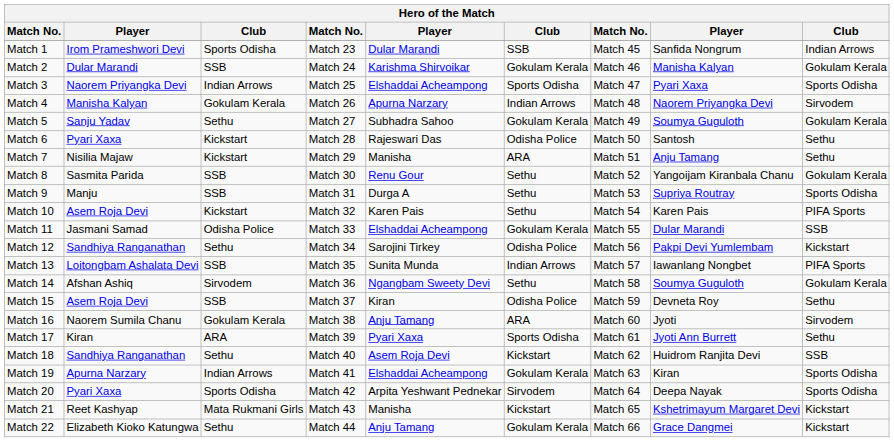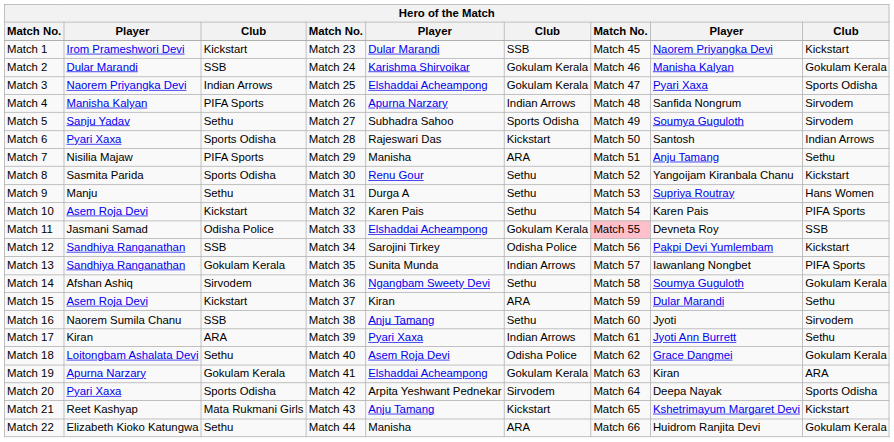(240, 49) Sports Odisha -> (225, 49) Kickstart
(697, 49) Sanfida Nongrum -> (713, 49) Naorem Priyangka Devi
(840, 49) Indian Arrows -> (827, 49) Kickstart
(543, 85) Sports Odisha -> (547, 85) Gokulam Kerala
(244, 103) Gokulam Kerala -> (234, 103) PIFA Sports
(713, 103) Naorem Priyangka Devi -> (697, 103) Sanfida Nongrum
(547, 121) Gokulam Kerala -> (543, 121) Sports Odisha
(846, 121) Gokulam Kerala -> (829, 121) Sirvodem
(225, 139) Kickstart -> (240, 139) Sports Odisha
(542, 139) Odisha Police -> (528, 139) Kickstart
(820, 139) Sethu -> (840, 139) Indian Arrows
(225, 157) Kickstart -> (234, 157) PIFA Sports
(215, 175) SSB -> (240, 175) Sports Odisha
(846, 175) Gokulam Kerala -> (827, 175) Kickstart
(215, 193) SSB -> (219, 193) Sethu
(841, 193) Sports Odisha -> (840, 193) Hans Women
(617, 229) no background -> (617, 229) pink background
(689, 229) Dular Marandi -> (686, 229) Devneta Roy
(219, 247) Sethu -> (215, 247) SSB
(132, 265) Loitongbam Ashalata Devi -> (126, 265) Sandhiya Ranganathan
(215, 265) SSB -> (244, 265) Gokulam Kerala
(215, 301) SSB -> (225, 301) Kickstart
(542, 301) Odisha Police -> (518, 301) ARA
(686, 301) Devneta Roy -> (689, 301) Dular Marandi
(244, 319) Gokulam Kerala -> (215, 319) SSB
(518, 319) ARA -> (522, 319) Sethu
(543, 337) Sports Odisha -> (541, 337) Indian Arrows
(126, 355) Sandhiya Ranganathan -> (132, 355) Loitongbam Ashalata Devi
(528, 355) Kickstart -> (542, 355) Odisha Police
(707, 355) Huidrom Ranjita Devi -> (693, 355) Grace Dangmei
(817, 355) SSB -> (846, 355) Gokulam Kerala
(238, 373) Indian Arrows -> (244, 373) Gokulam Kerala
(841, 373) Sports Odisha -> (817, 373) ARA
(390, 409) Manisha -> (401, 409) Anju Tamang
(401, 427) Anju Tamang -> (390, 427) Manisha
(547, 427) Gokulam Kerala -> (518, 427) ARA
(693, 427) Grace Dangmei -> (707, 427) Huidrom Ranjita Devi
(827, 427) Kickstart -> (846, 427) Gokulam Kerala
